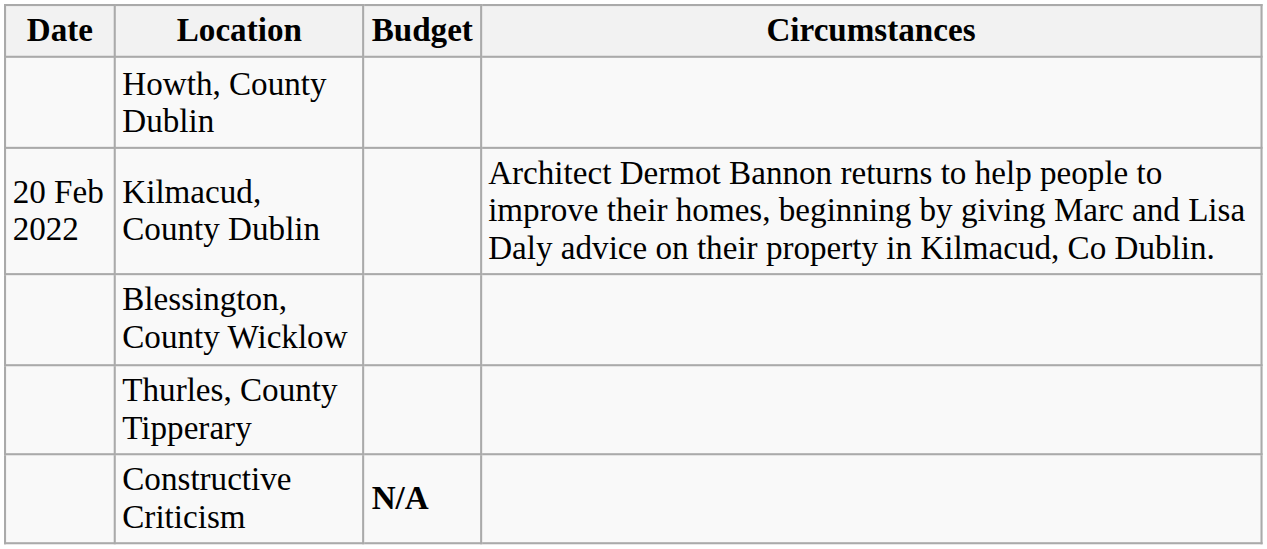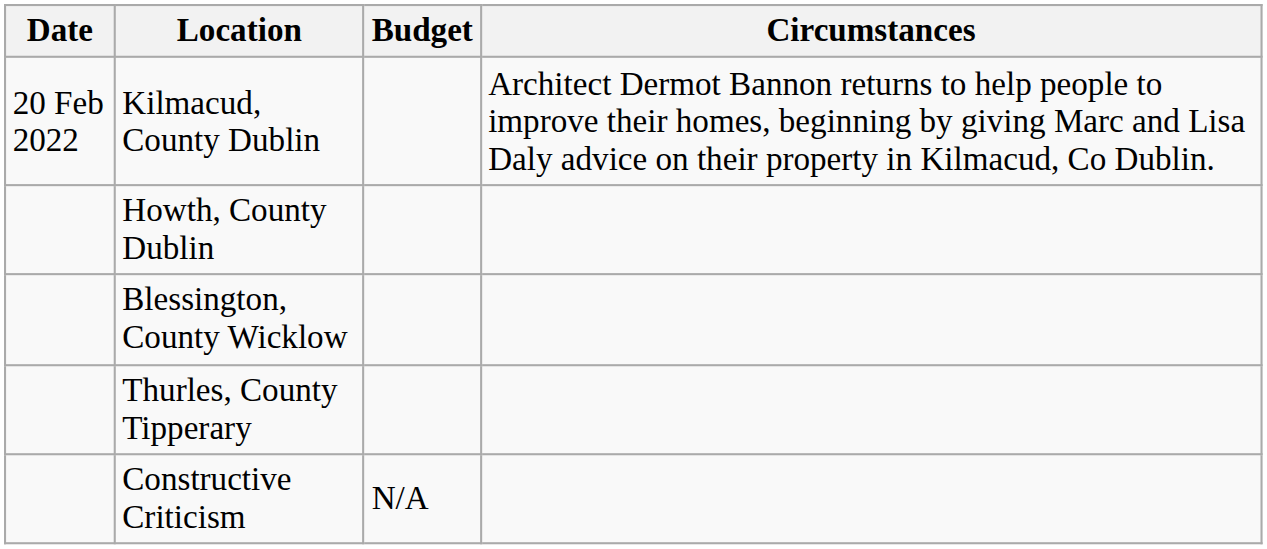rows swapped: (221, 210) <-> (224, 101)
(400, 498) bold -> (400, 498) normal
